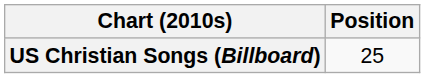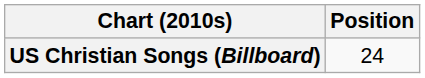(372, 55) 25 -> (372, 55) 24
